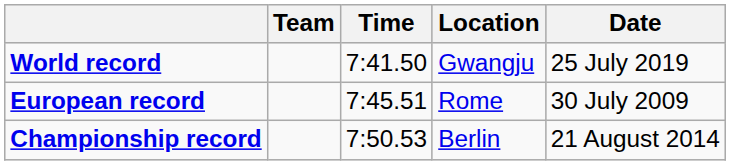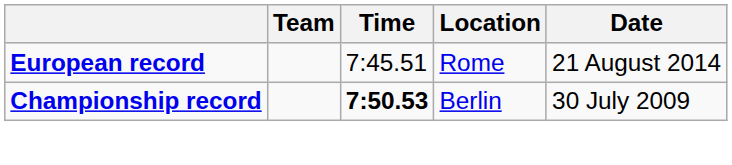- row: (86, 62)
(620, 100) 30 July 2009 -> (637, 62) 21 August 2014
(386, 139) normal -> (387, 100) bold
(635, 139) 21 August 2014 -> (621, 100) 30 July 2009
